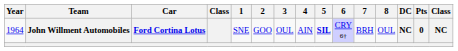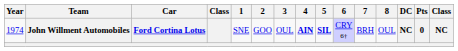(15, 30) 1964 -> (15, 30) 1974
(305, 30) normal -> (305, 30) bold
